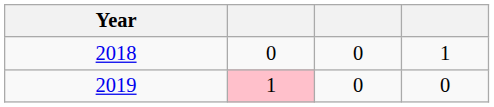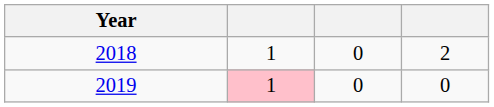(271, 53) 0 -> (271, 53) 1
(445, 53) 1 -> (445, 53) 2
